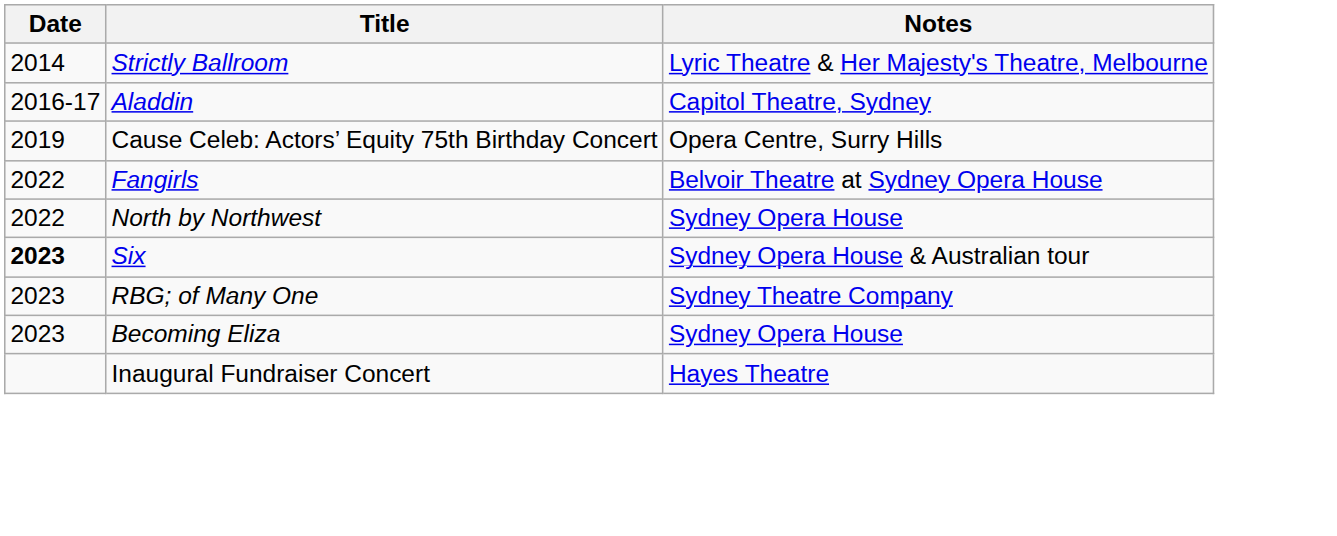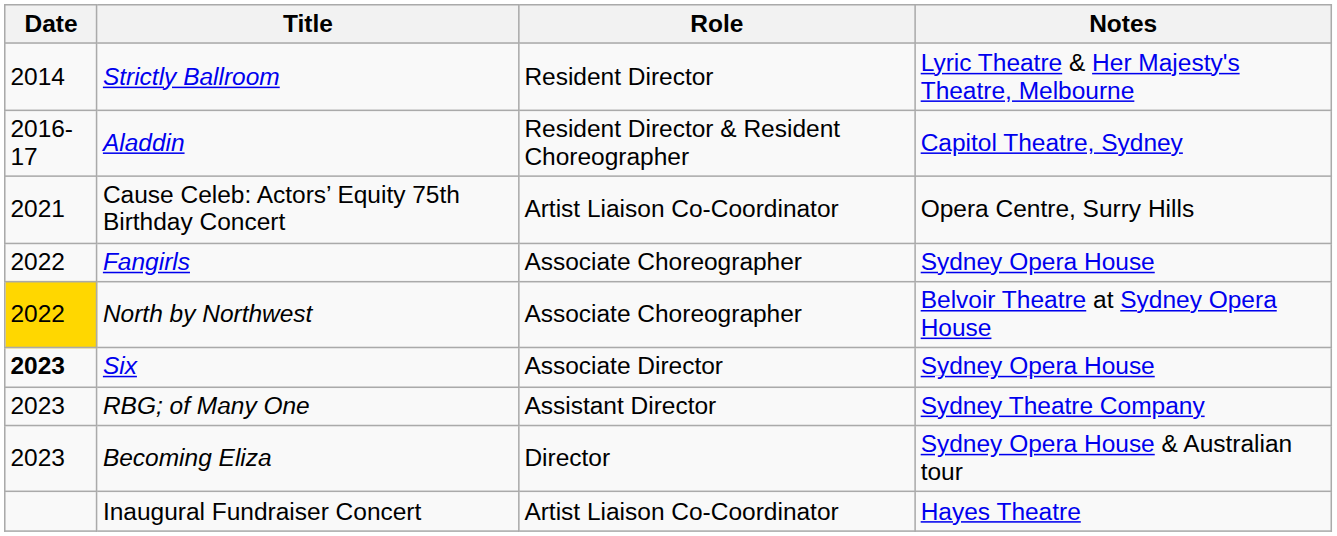+ column: (717, 23)
(38, 140) 2019 -> (38, 209) 2021
(886, 179) Belvoir Theatre at Sydney Opera House -> (1038, 261) Sydney Opera House
(38, 218) no background -> (38, 314) gold background
(786, 218) Sydney Opera House -> (1099, 314) Belvoir Theatre at Sydney Opera House
(879, 256) Sydney Opera House & Australian tour -> (1038, 367) Sydney Opera House
(786, 334) Sydney Opera House -> (1106, 458) Sydney Opera House & Australian tour
